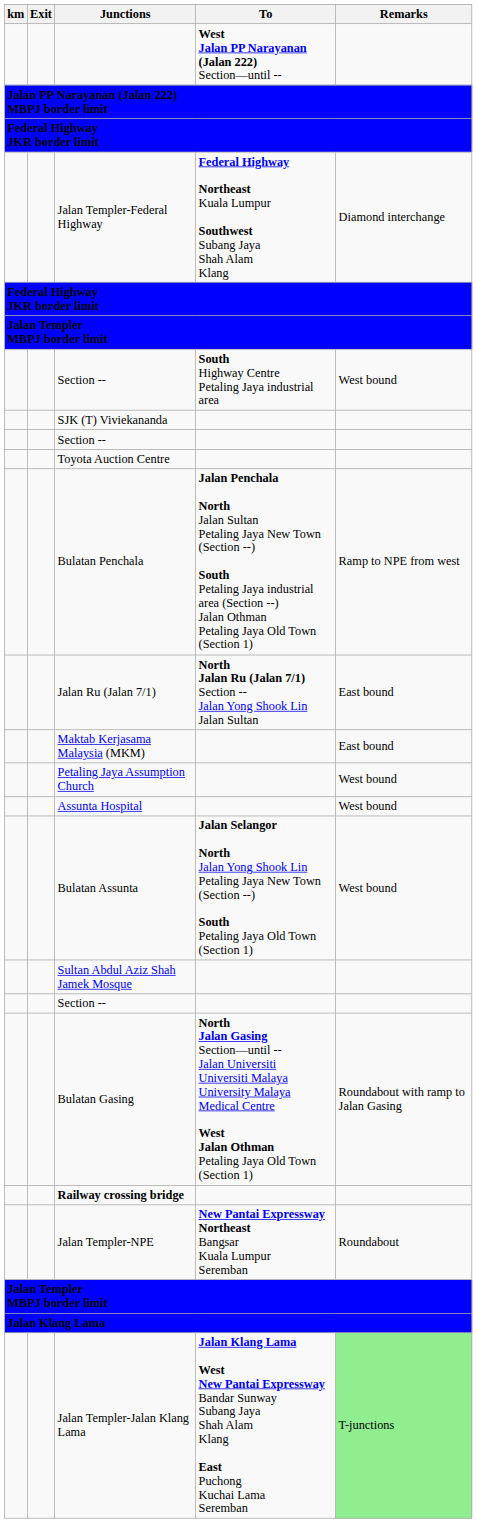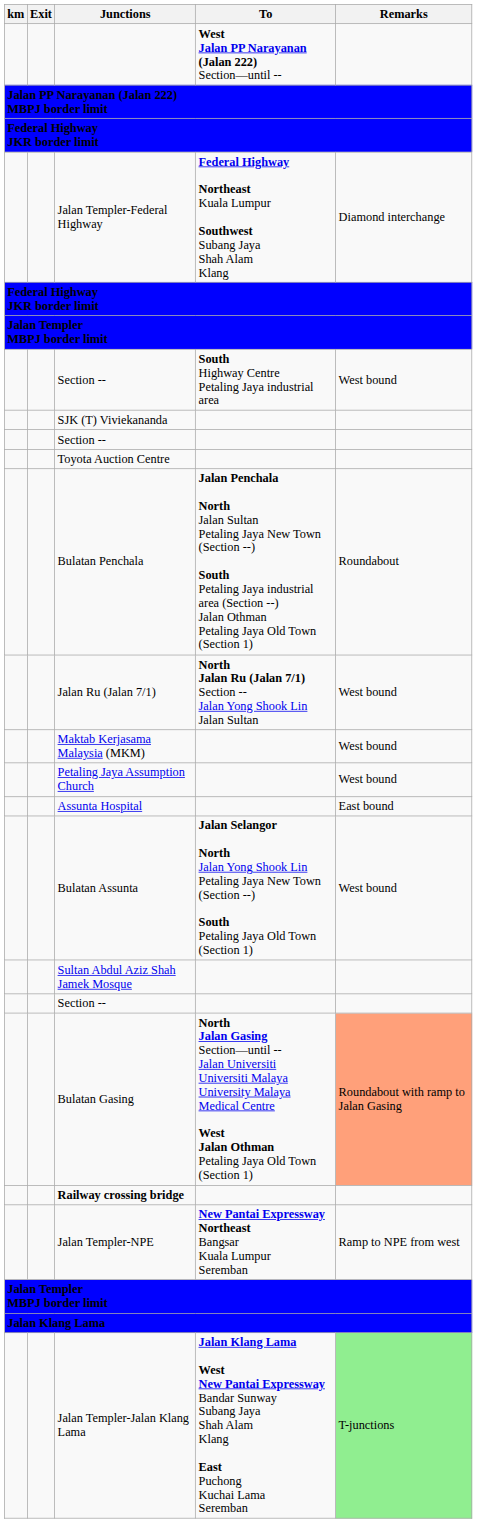(399, 561) Ramp to NPE from west -> (369, 561) Roundabout
(366, 692) East bound -> (368, 692) West bound
(366, 746) East bound -> (368, 746) West bound
(368, 806) West bound -> (366, 806) East bound
(402, 1099) no background -> (402, 1099) lightsalmon background
(369, 1242) Roundabout -> (399, 1242) Ramp to NPE from west
